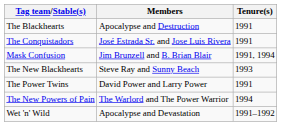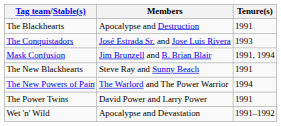(244, 40) 1991 -> (244, 40) 1993
(244, 69) 1993 -> (244, 69) 1991
rows swapped: (51, 98) <-> (37, 84)
